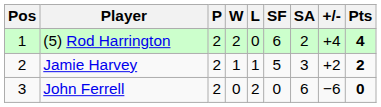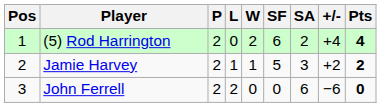columns swapped: (236, 16) <-> (255, 16)
